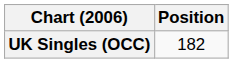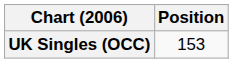(191, 44) 182 -> (191, 44) 153
